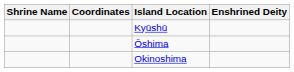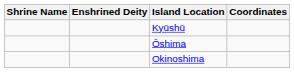columns swapped: (249, 12) <-> (101, 12)
